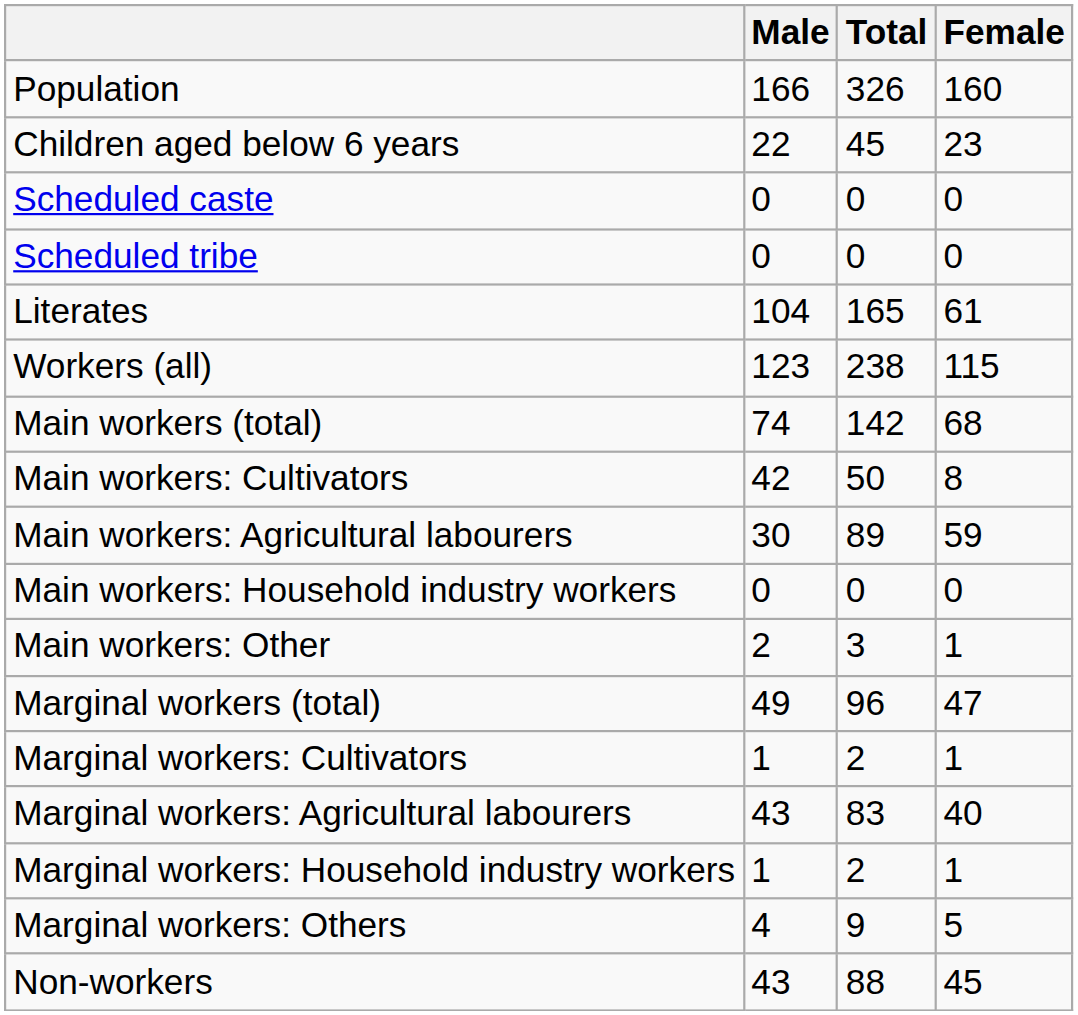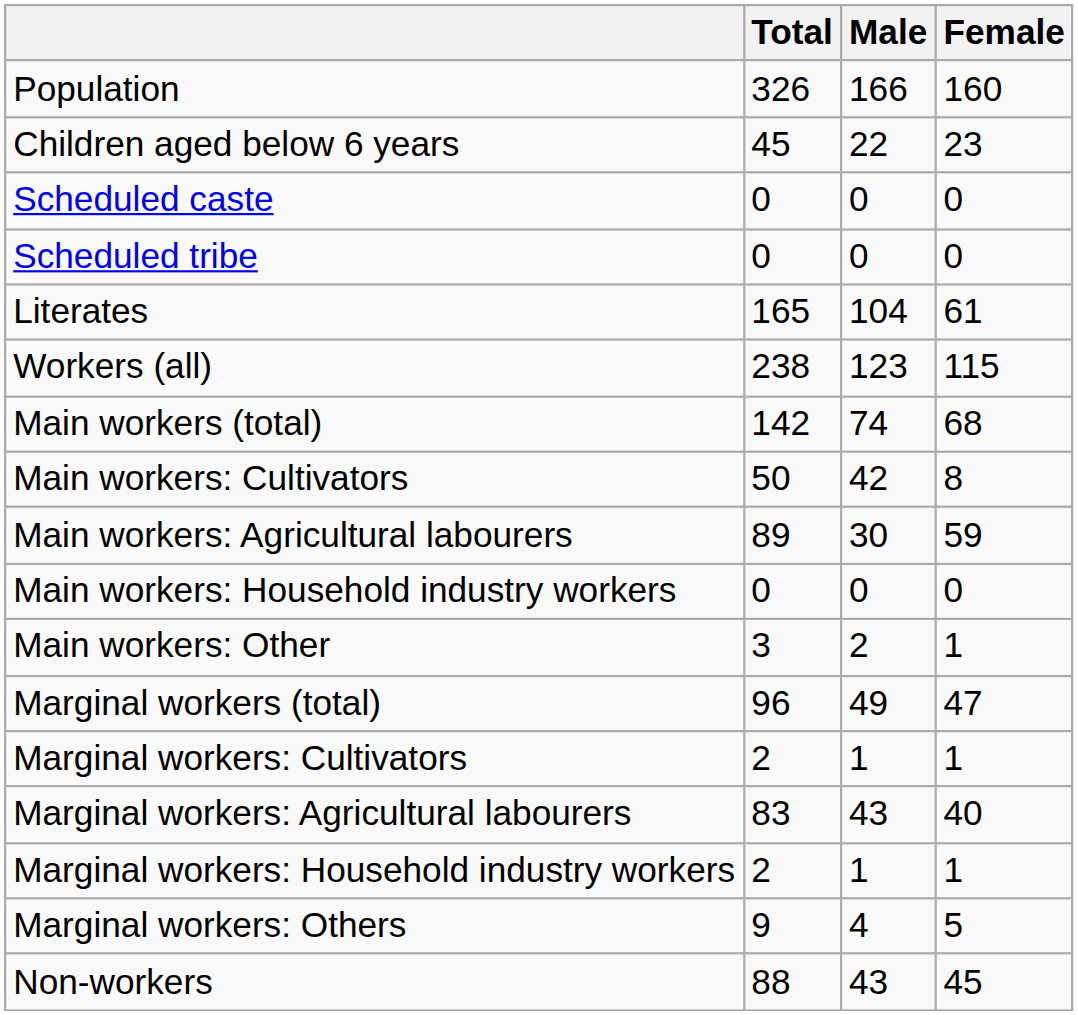columns swapped: (887, 32) <-> (790, 32)
